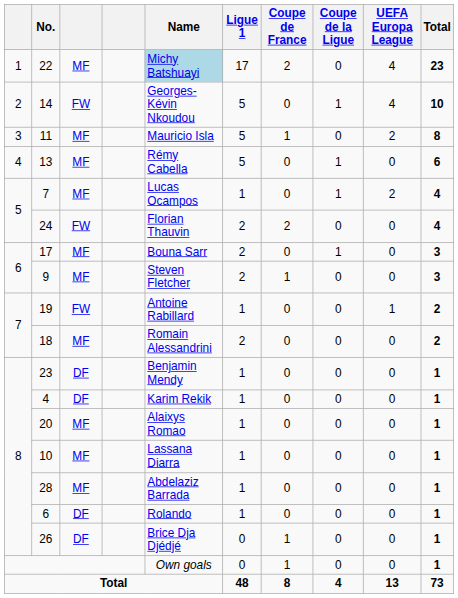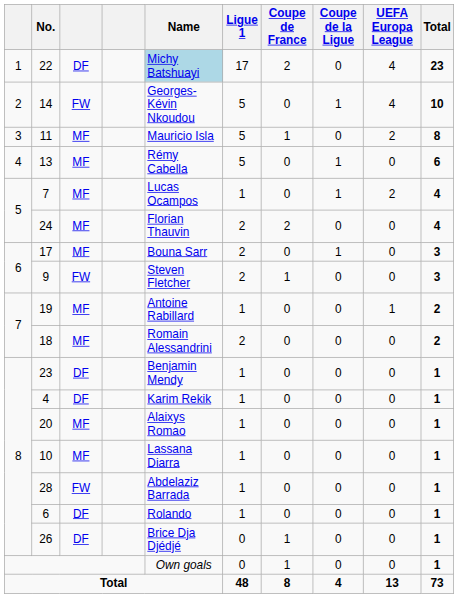(81, 65) MF -> (81, 65) DF
(81, 226) FW -> (81, 226) MF
(81, 277) MF -> (81, 277) FW
(81, 309) FW -> (81, 309) MF
(81, 488) MF -> (81, 488) FW
